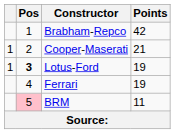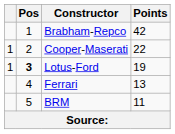(140, 49) 21 -> (140, 49) 22
(140, 85) 19 -> (140, 85) 13
(29, 102) pink background -> (29, 102) no background
